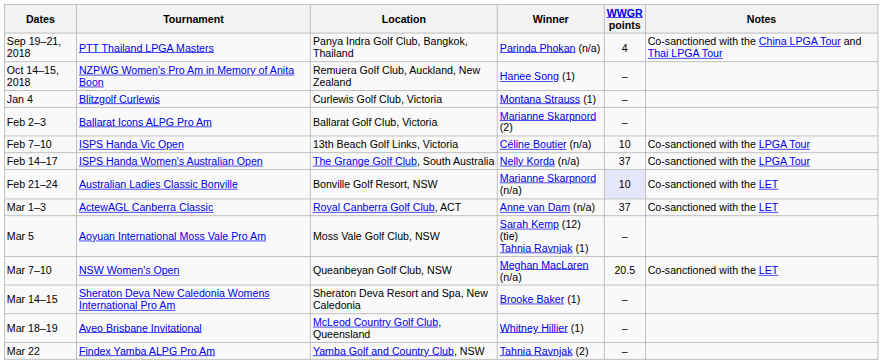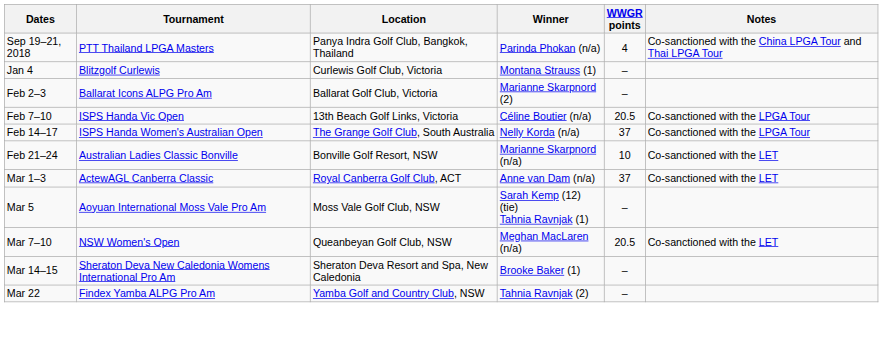- row: (33, 76)
(625, 145) 10 -> (625, 116) 20.5
(625, 184) lavender background -> (625, 156) no background
- row: (32, 328)
